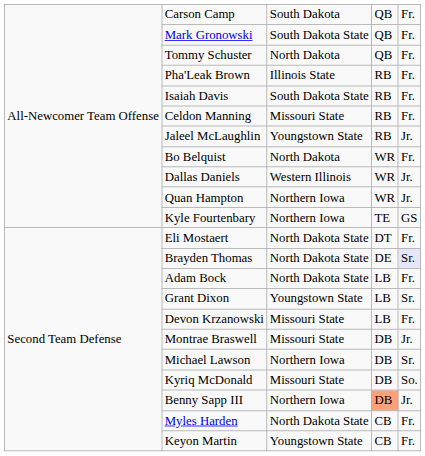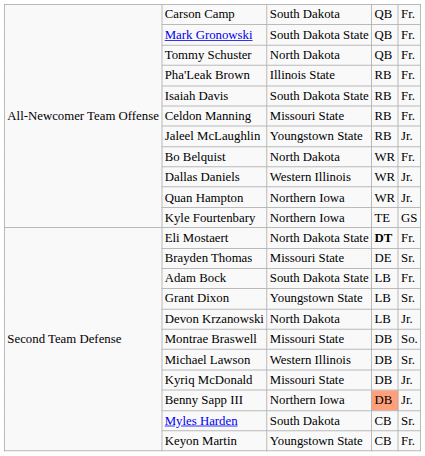(383, 237) normal -> (383, 237) bold
(319, 258) North Dakota State -> (307, 258) Missouri State
(408, 258) lavender background -> (408, 258) no background
(319, 278) North Dakota State -> (319, 278) South Dakota State
(307, 319) Missouri State -> (305, 319) North Dakota
(408, 319) Fr. -> (407, 319) Jr.
(407, 339) Jr. -> (409, 339) So.
(307, 359) Northern Iowa -> (310, 359) Western Illinois
(409, 380) So. -> (407, 380) Jr.
(319, 420) North Dakota State -> (305, 420) South Dakota
(408, 420) Fr. -> (408, 420) Sr.
